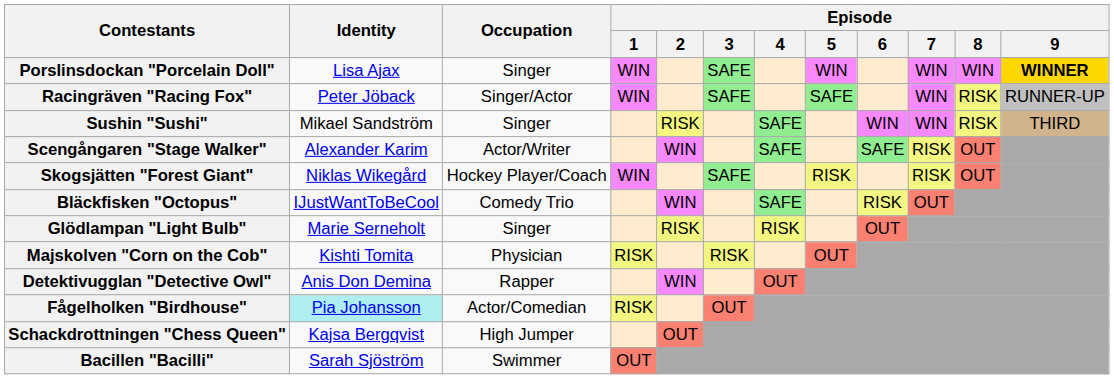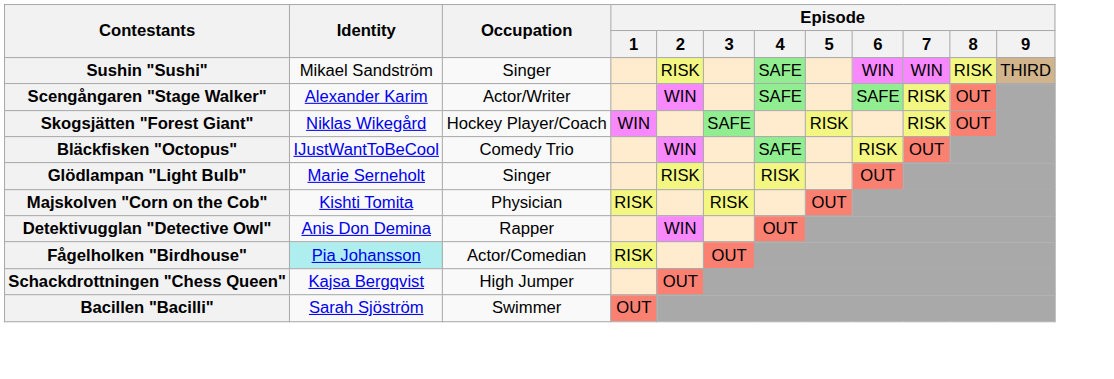- row: (147, 70)
- row: (147, 96)
